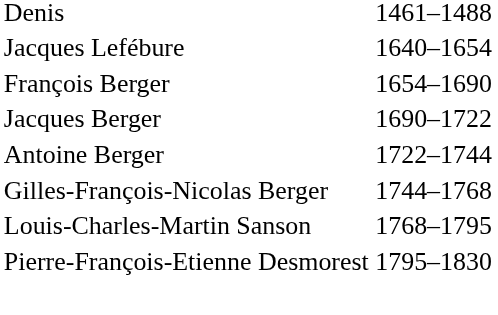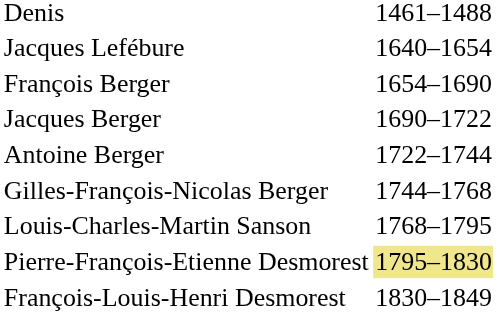(434, 261) no background -> (434, 261) khaki background
+ row: (175, 297)
